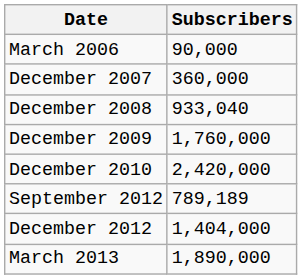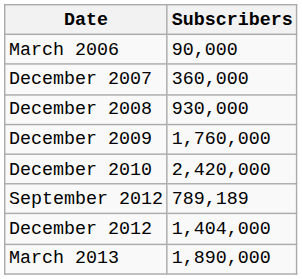(210, 109) 933,040 -> (210, 109) 930,000
